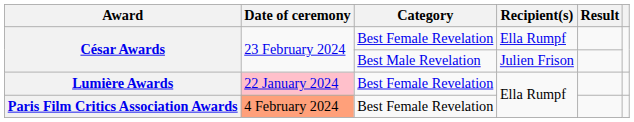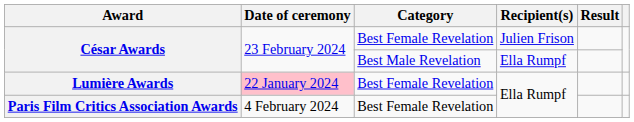(533, 38) Ella Rumpf -> (537, 38) Julien Frison
(537, 60) Julien Frison -> (533, 60) Ella Rumpf
(291, 106) lightsalmon background -> (291, 106) no background
